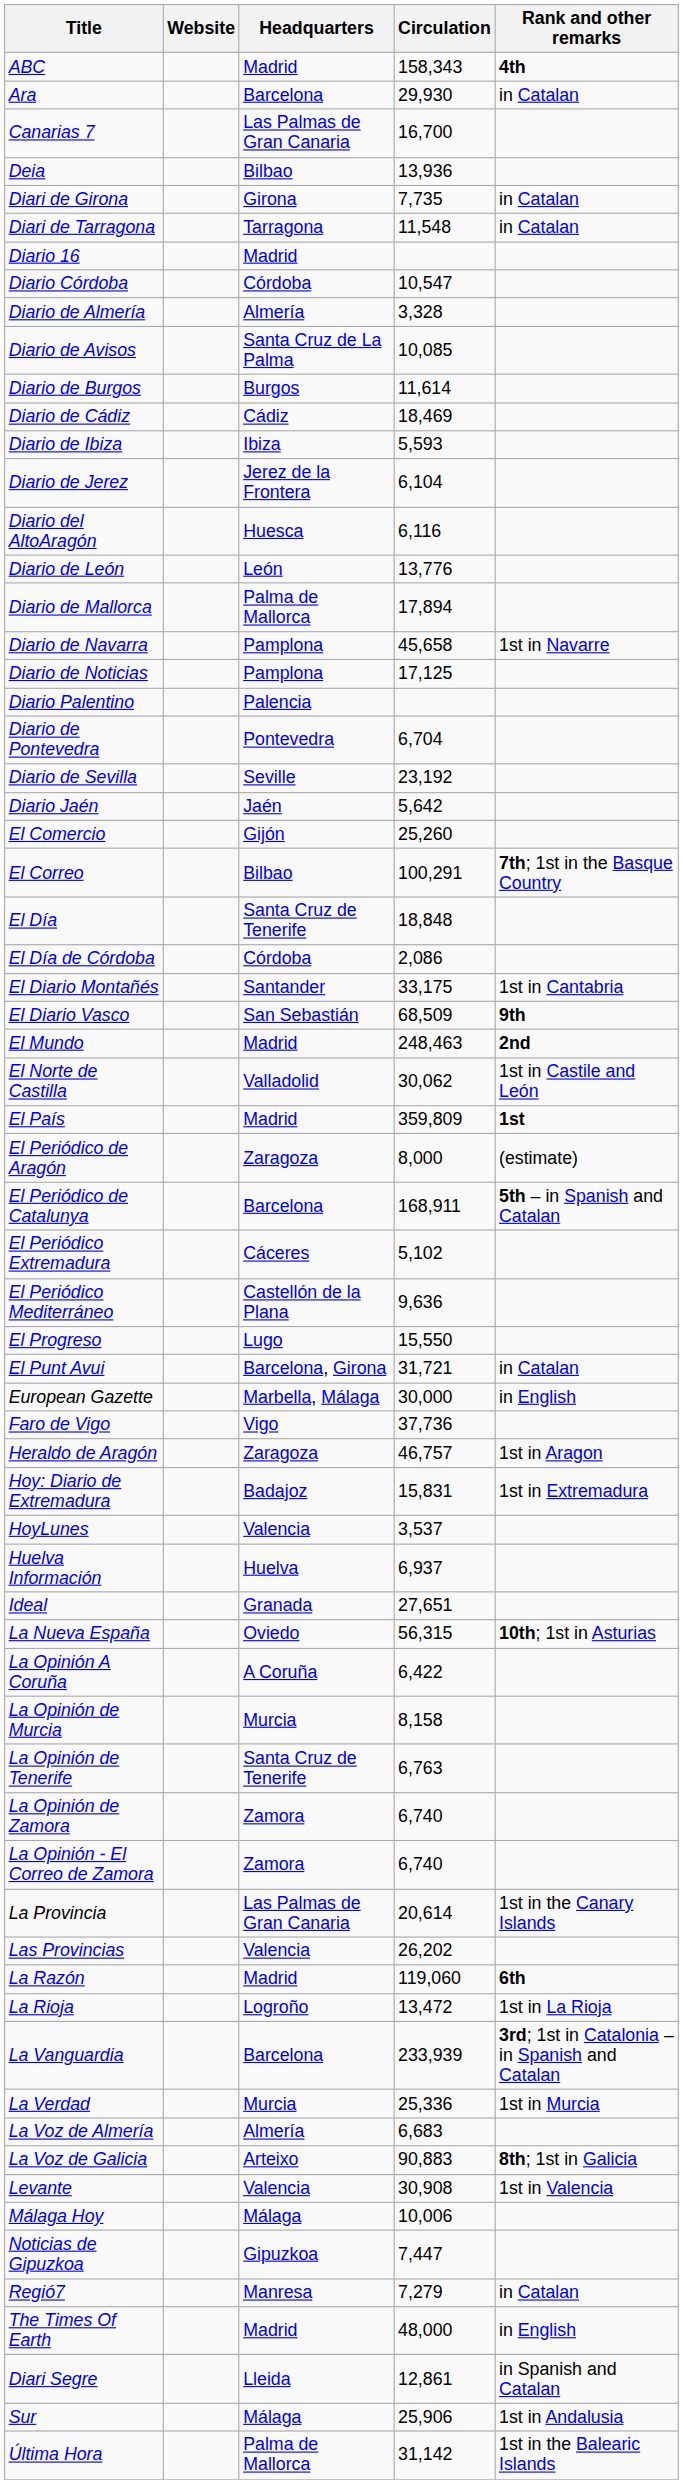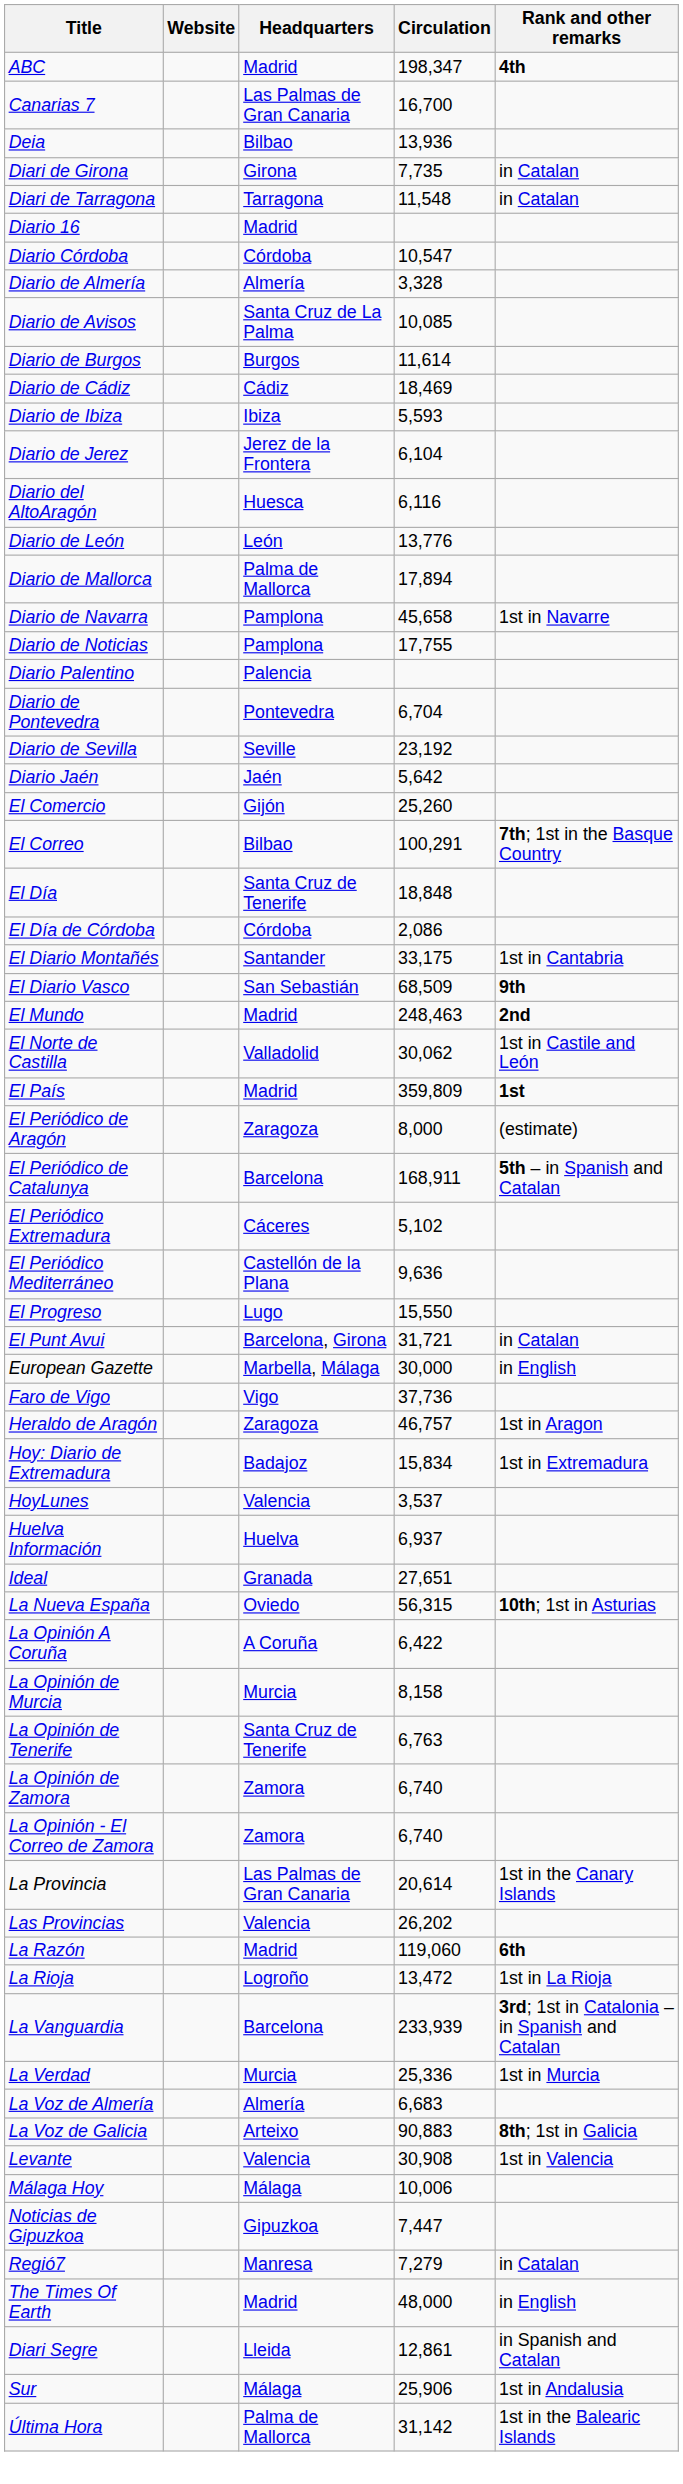(430, 66) 158,343 -> (430, 66) 198,347
- row: (22, 94)
(425, 673) 17,125 -> (425, 645) 17,755
(425, 1491) 15,831 -> (425, 1463) 15,834
